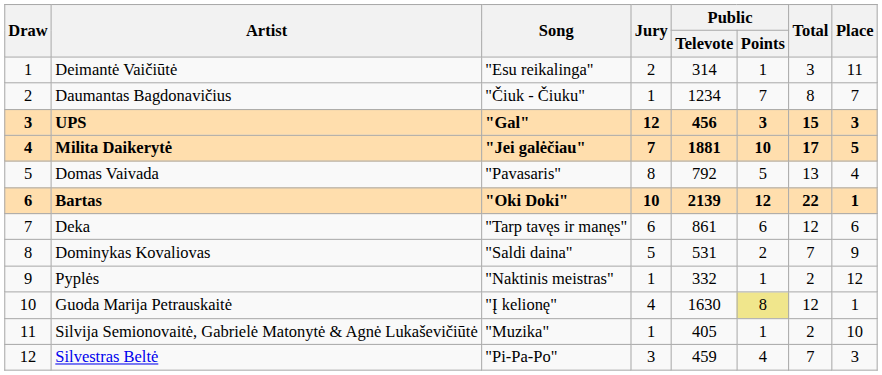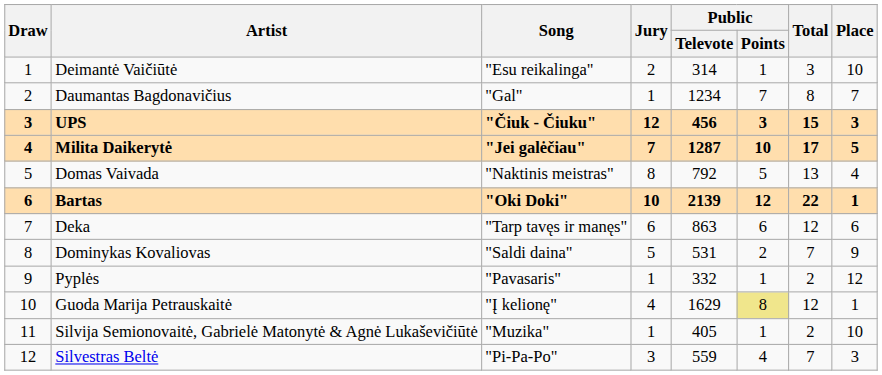(855, 69) 11 -> (855, 69) 10
(535, 95) "Čiuk - Čiuku" -> (504, 95) "Gal"
(507, 122) "Gal" -> (541, 122) "Čiuk - Čiuku"
(704, 148) 1881 -> (704, 148) 1287
(523, 174) "Pavasaris" -> (550, 174) "Naktinis meistras"
(704, 226) 861 -> (704, 226) 863
(550, 278) "Naktinis meistras" -> (523, 278) "Pavasaris"
(704, 305) 1630 -> (704, 305) 1629
(704, 357) 459 -> (704, 357) 559
